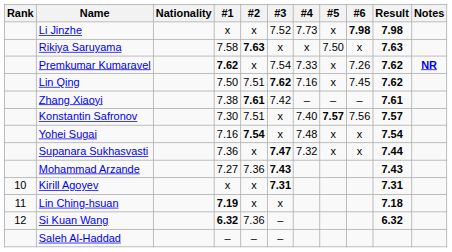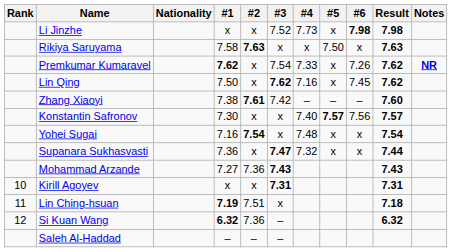(254, 83) 7.51 -> (254, 83) x
(392, 100) 7.61 -> (392, 100) 7.60
(254, 117) 7.51 -> (254, 117) x
(254, 204) x -> (254, 204) 7.51
